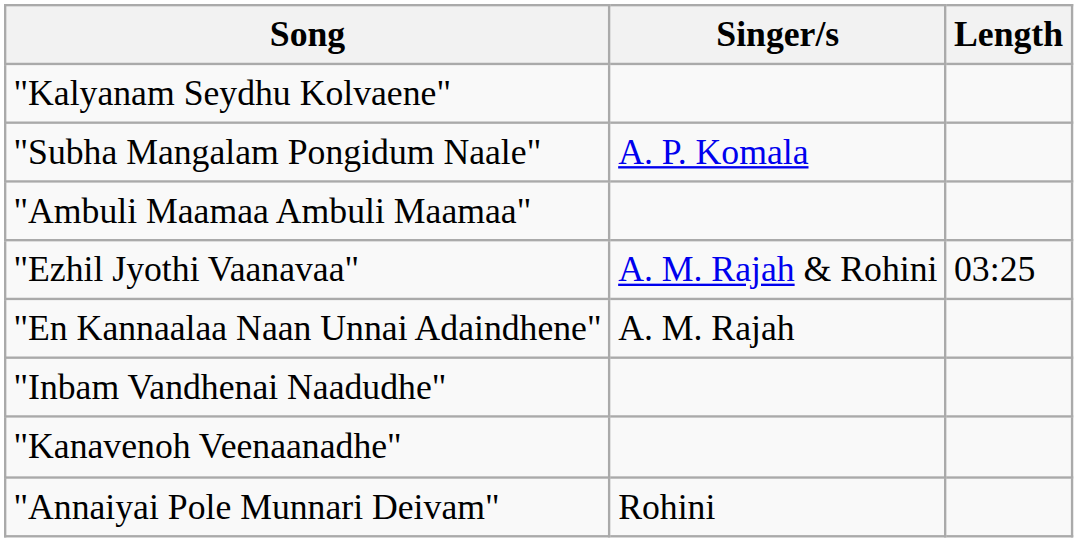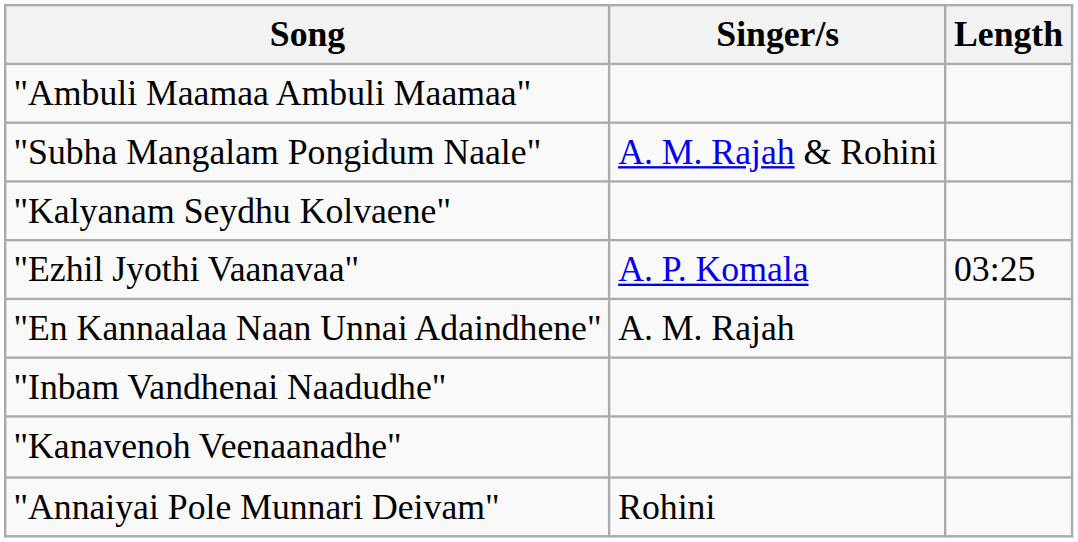rows swapped: (272, 210) <-> (232, 93)
(713, 151) A. P. Komala -> (778, 151) A. M. Rajah & Rohini
(778, 269) A. M. Rajah & Rohini -> (713, 269) A. P. Komala
